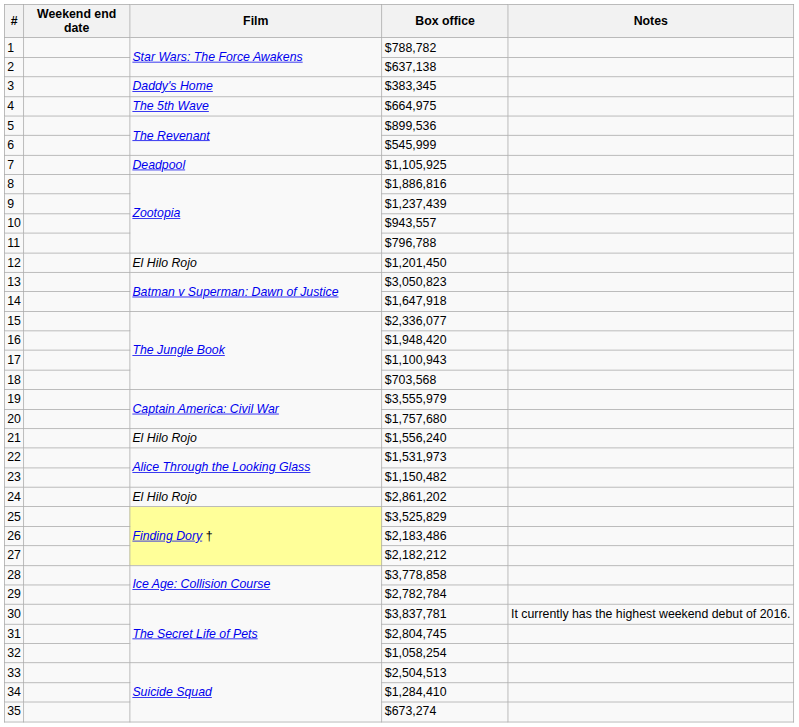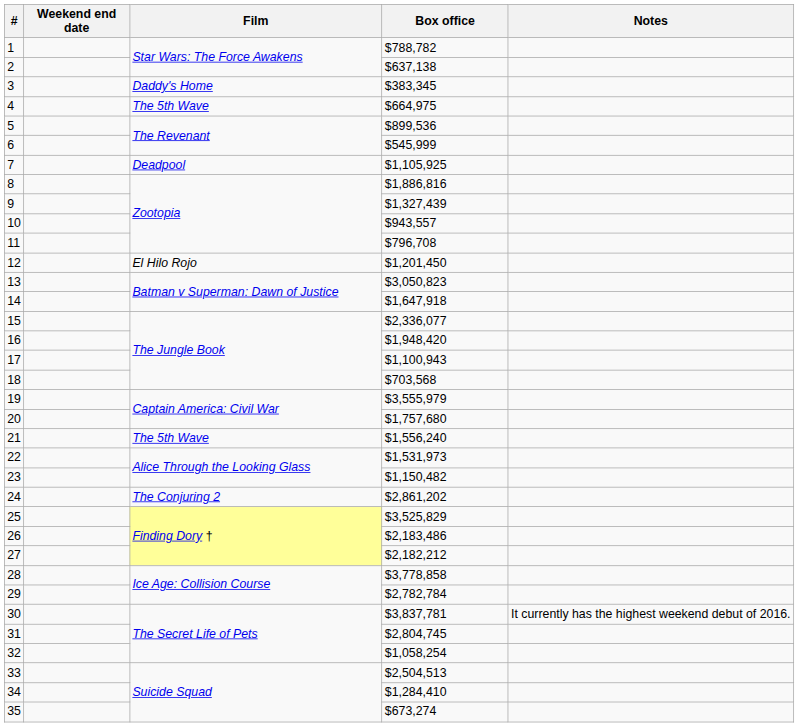(416, 203) $1,237,439 -> (416, 203) $1,327,439
(411, 243) $796,788 -> (411, 243) $796,708
(165, 438) El Hilo Rojo -> (171, 438) The 5th Wave
(165, 497) El Hilo Rojo -> (176, 497) The Conjuring 2
